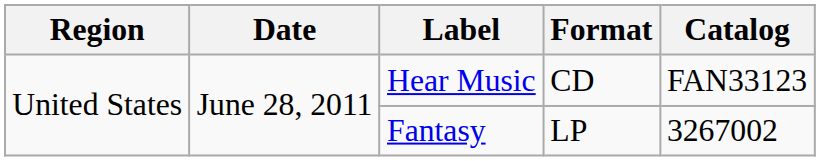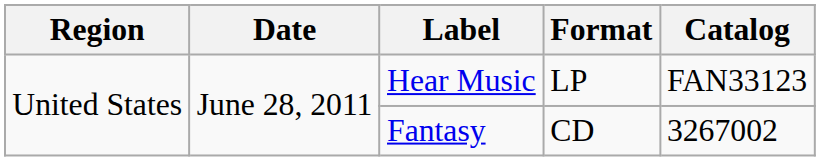(572, 79) CD -> (569, 79) LP
(569, 130) LP -> (572, 130) CD
